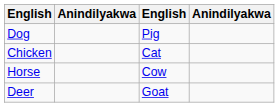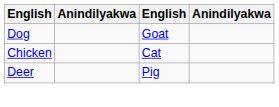(151, 33) Pig -> (155, 33) Goat
- row: (24, 72)
(155, 92) Goat -> (151, 72) Pig
